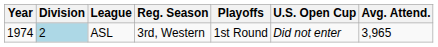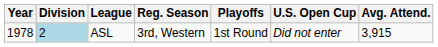(20, 32) 1974 -> (20, 32) 1978
(376, 32) 3,965 -> (376, 32) 3,915
